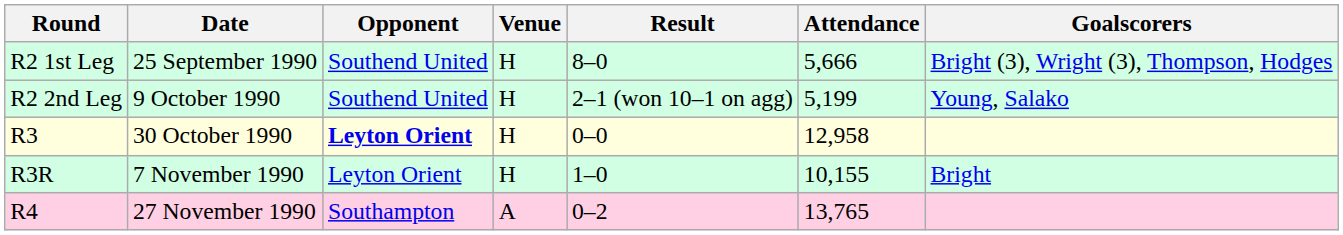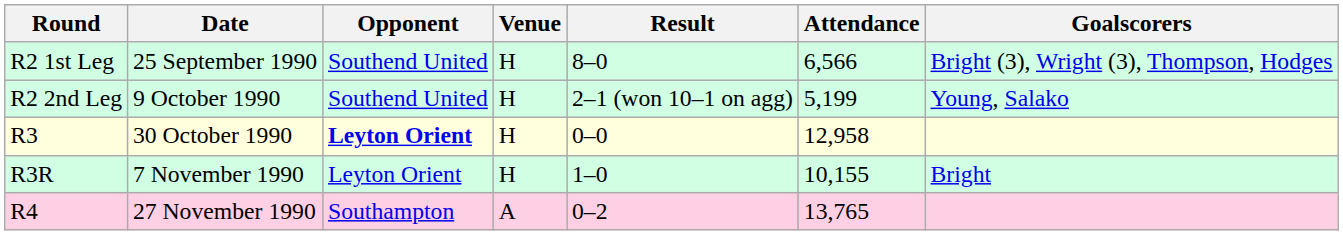(830, 60) 5,666 -> (830, 60) 6,566
